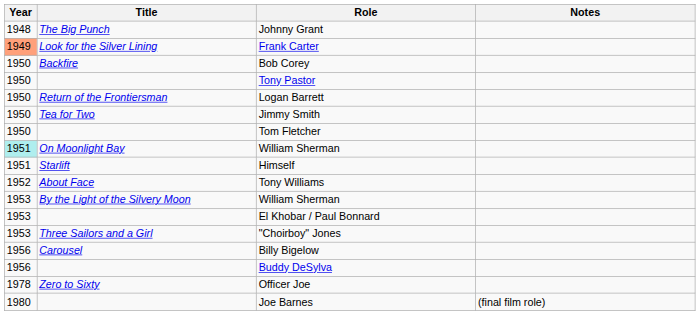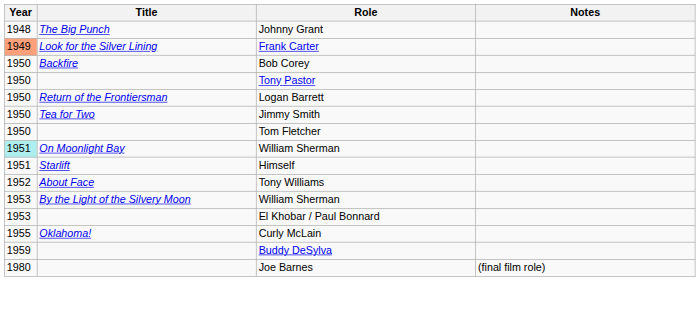- row: (96, 234)
+ row: (65, 234)
- row: (61, 251)
(19, 268) 1956 -> (19, 251) 1959
- row: (69, 285)
